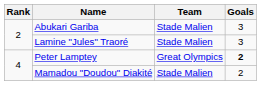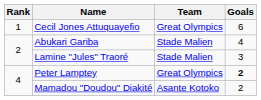+ row: (87, 27)
(241, 27) 3 -> (241, 42) 4
(185, 73) Stade Malien -> (188, 88) Asante Kotoko
